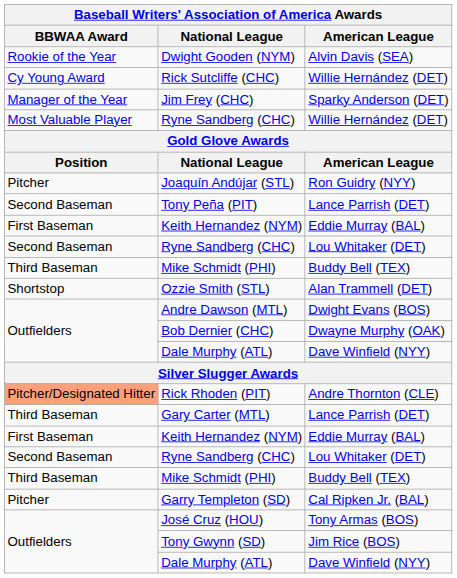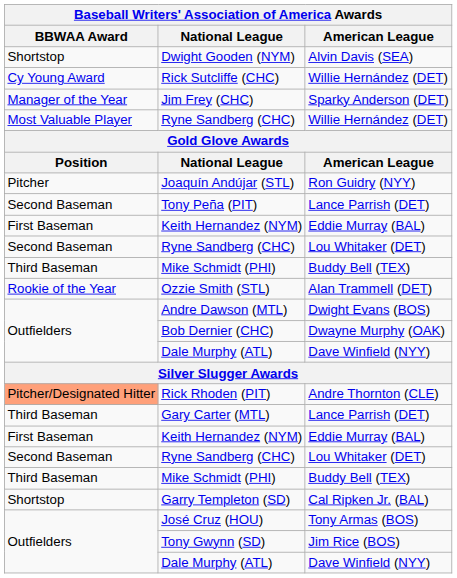(62, 57) Rookie of the Year -> (36, 57) Shortstop
(36, 288) Shortstop -> (62, 288) Rookie of the Year
(28, 499) Pitcher -> (36, 499) Shortstop
